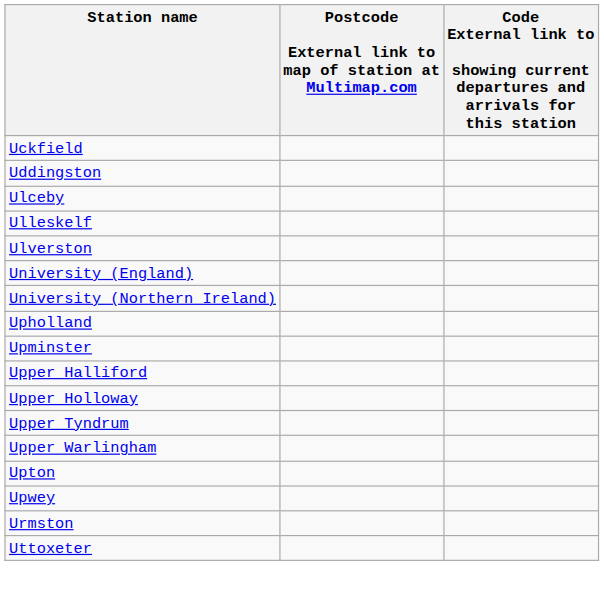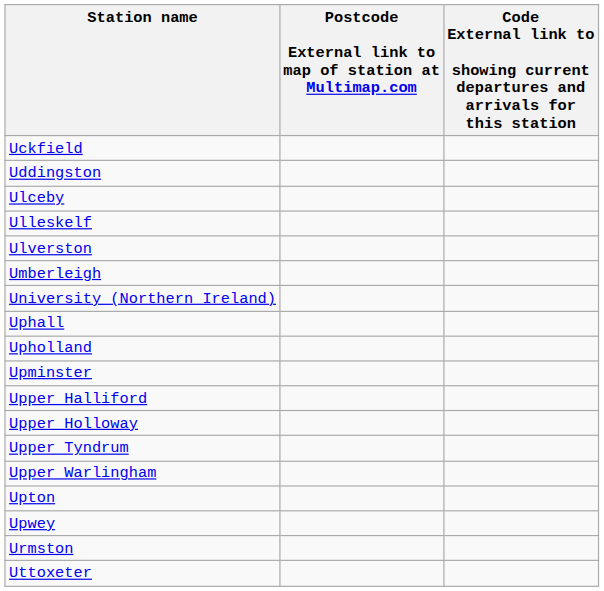+ row: (55, 273)
- row: (101, 273)
+ row: (37, 323)
